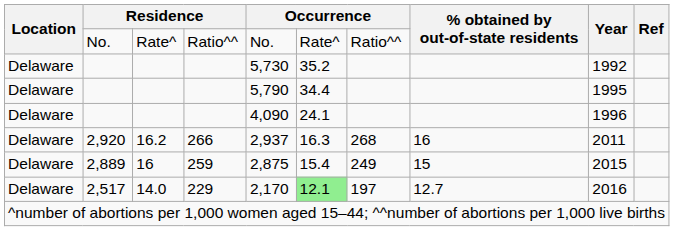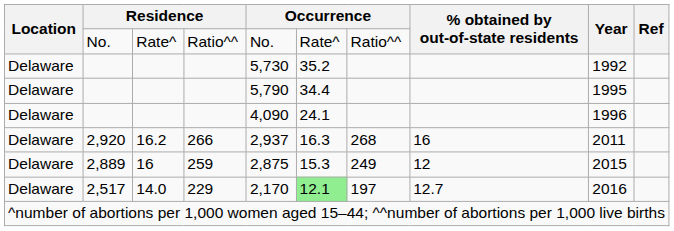(315, 164) 15.4 -> (315, 164) 15.3
(422, 164) 15 -> (422, 164) 12
